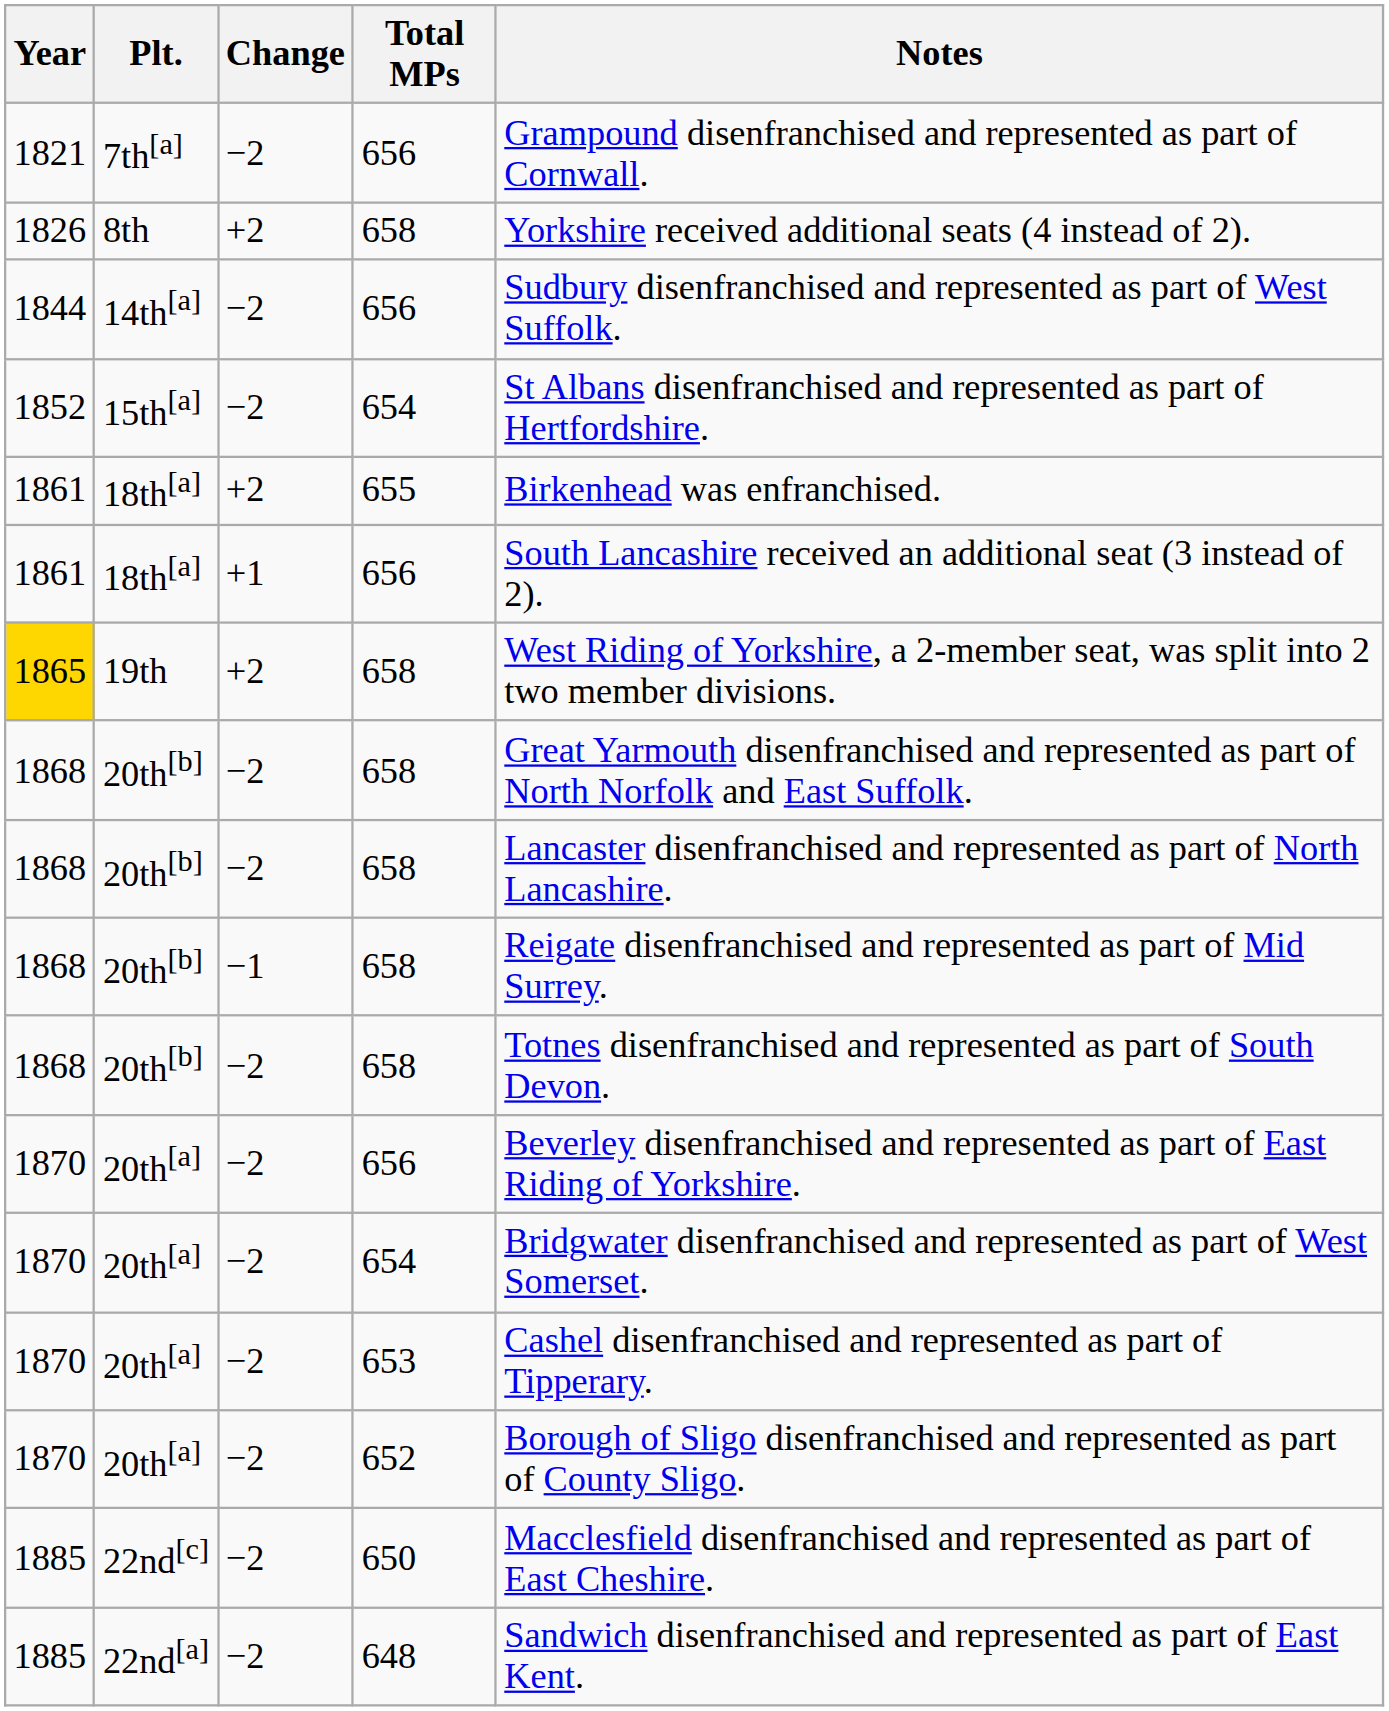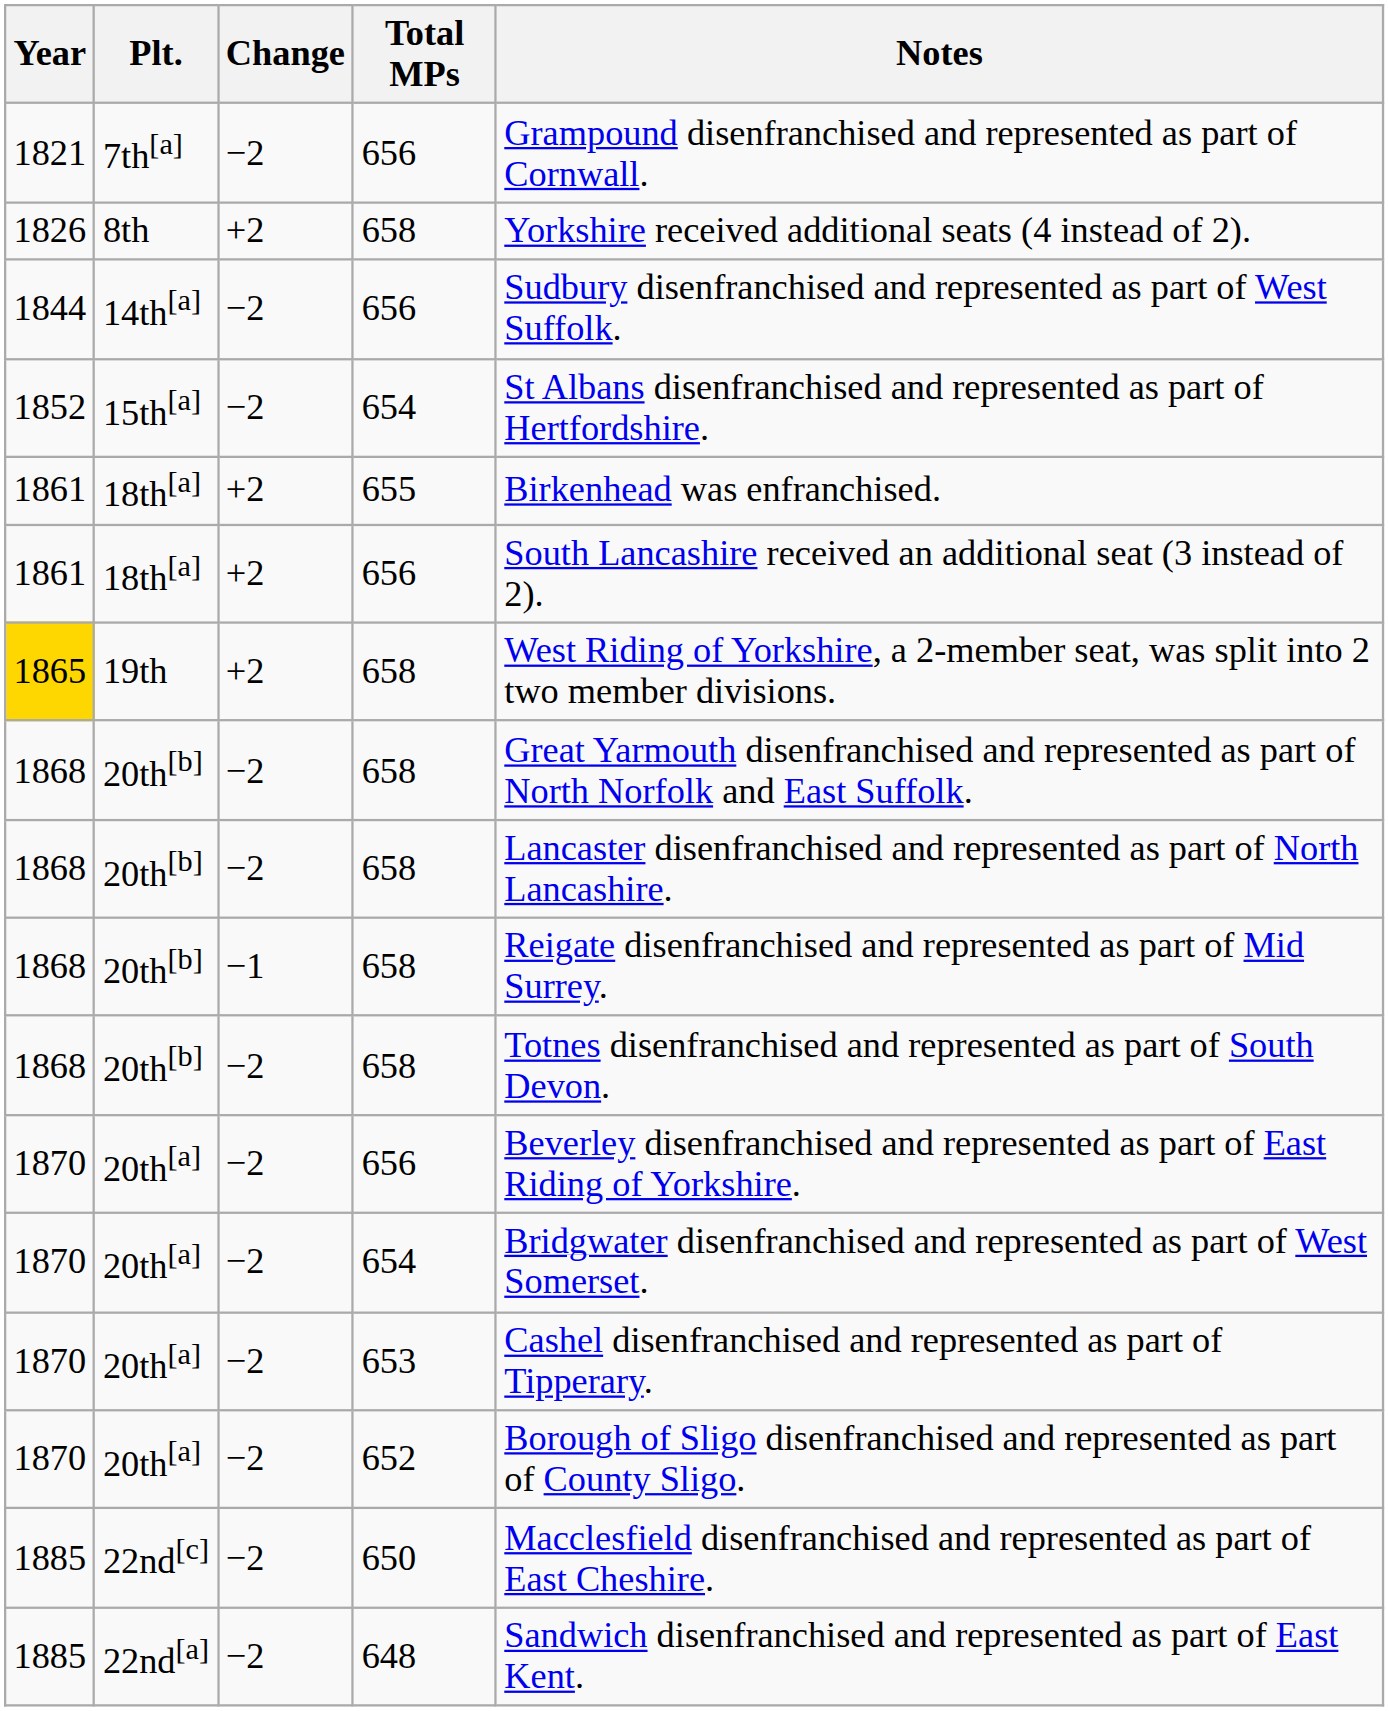(245, 572) +1 -> (245, 572) +2
